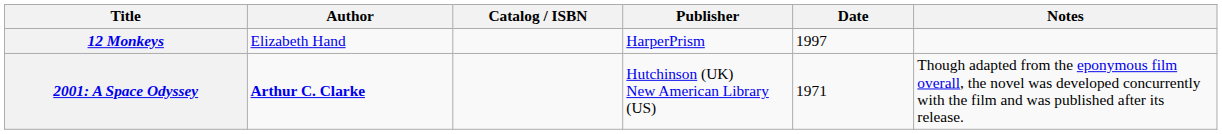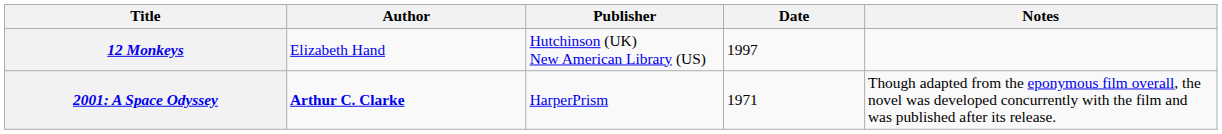- column: (538, 16)
(666, 41) HarperPrism -> (618, 49) Hutchinson (UK) New American Library (US)
(698, 91) Hutchinson (UK) New American Library (US) -> (569, 99) HarperPrism
